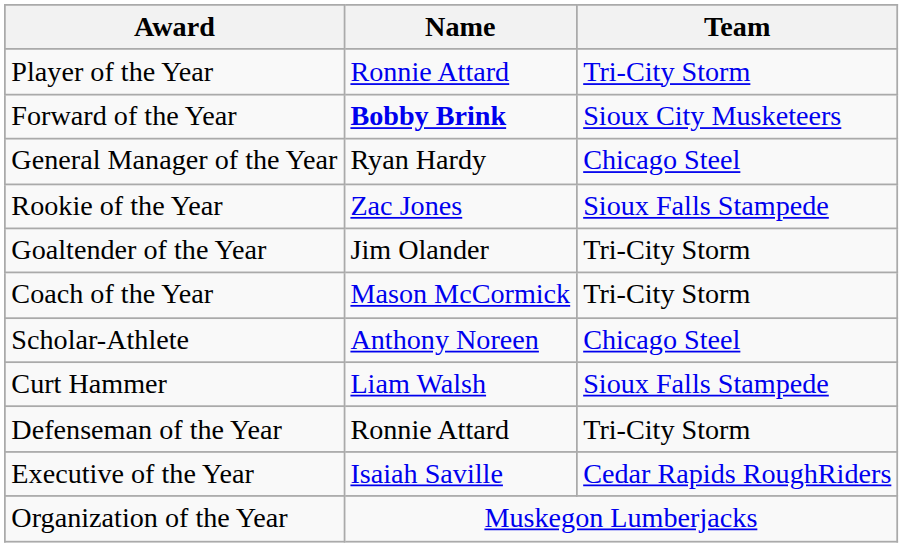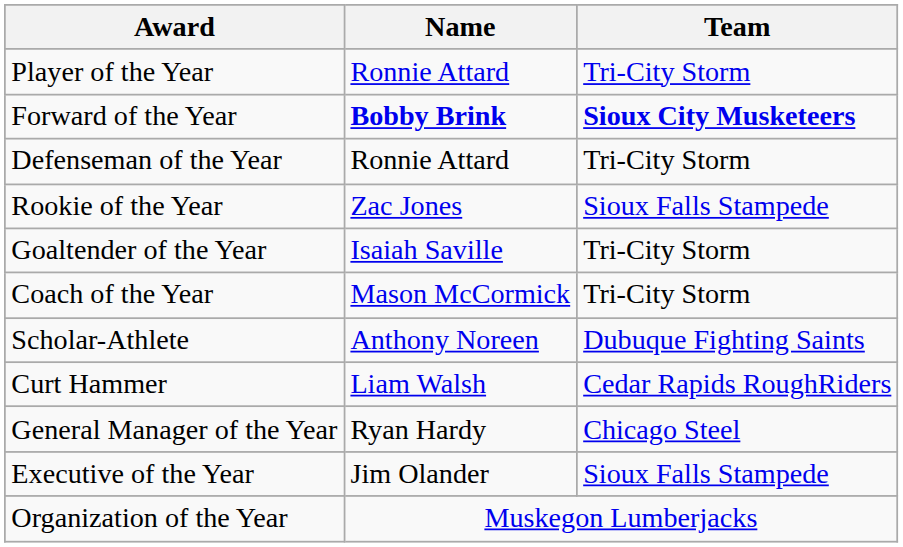(712, 116) normal -> (719, 116) bold
rows swapped: (147, 428) <-> (174, 160)
(420, 250) Jim Olander -> (427, 250) Isaiah Saville
(662, 339) Chicago Steel -> (724, 339) Dubuque Fighting Saints
(706, 384) Sioux Falls Stampede -> (737, 384) Cedar Rapids RoughRiders
(427, 473) Isaiah Saville -> (420, 473) Jim Olander
(737, 473) Cedar Rapids RoughRiders -> (706, 473) Sioux Falls Stampede
